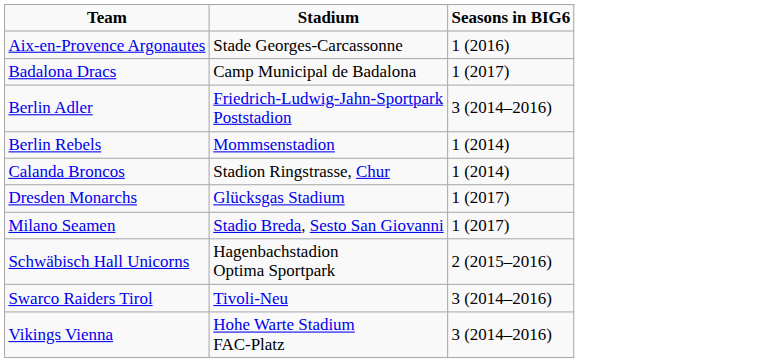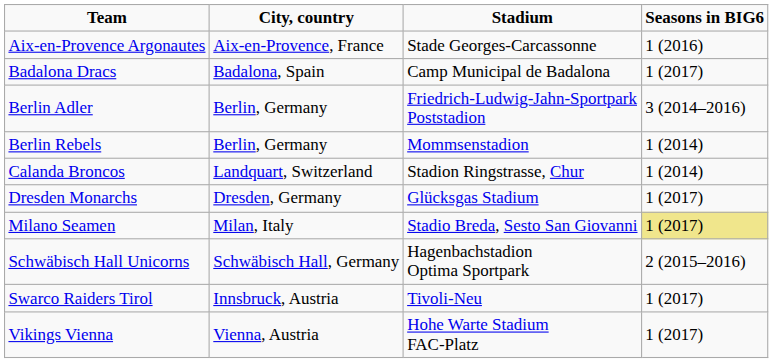+ column: (306, 17)
(480, 225) no background -> (674, 225) khaki background
(502, 298) 3 (2014–2016) -> (674, 298) 1 (2017)
(502, 334) 3 (2014–2016) -> (674, 334) 1 (2017)
